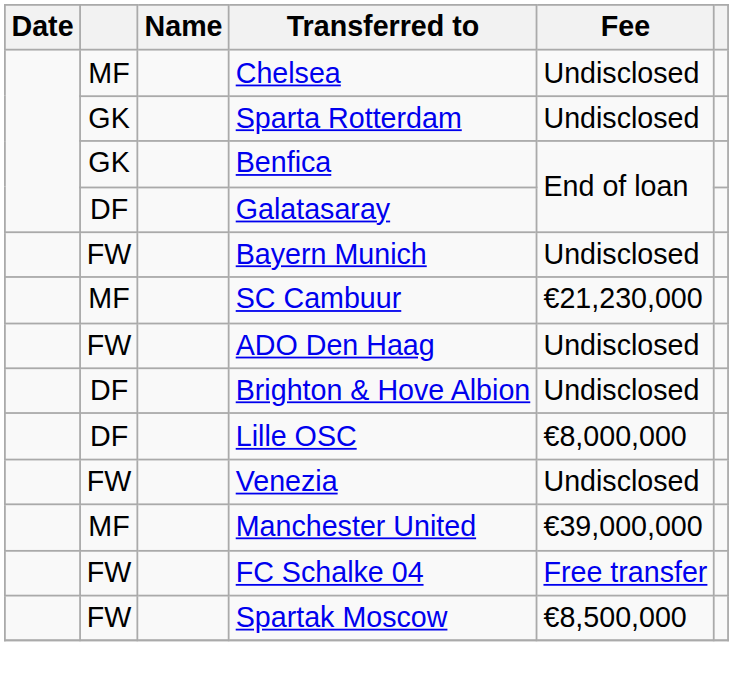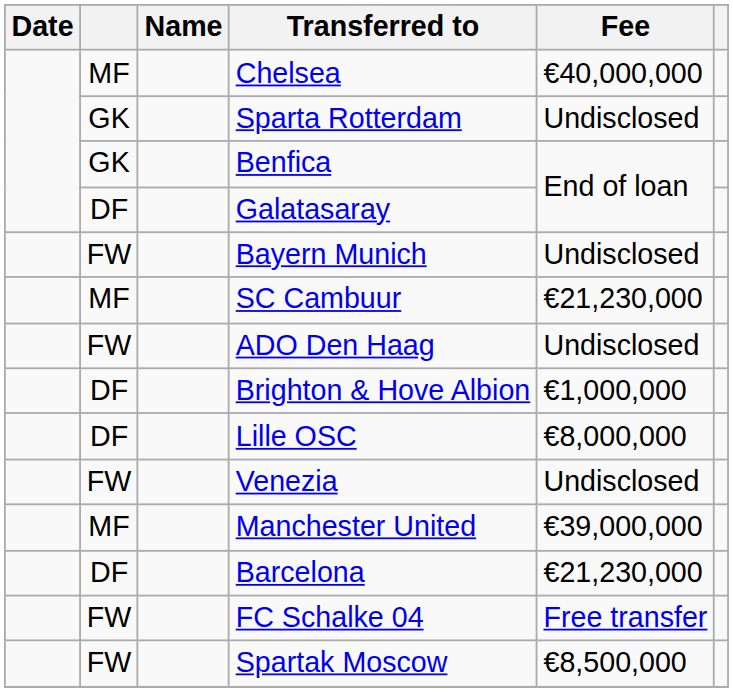(621, 72) Undisclosed -> (623, 72) €40,000,000
(621, 390) Undisclosed -> (615, 390) €1,000,000
+ row: (300, 572)
